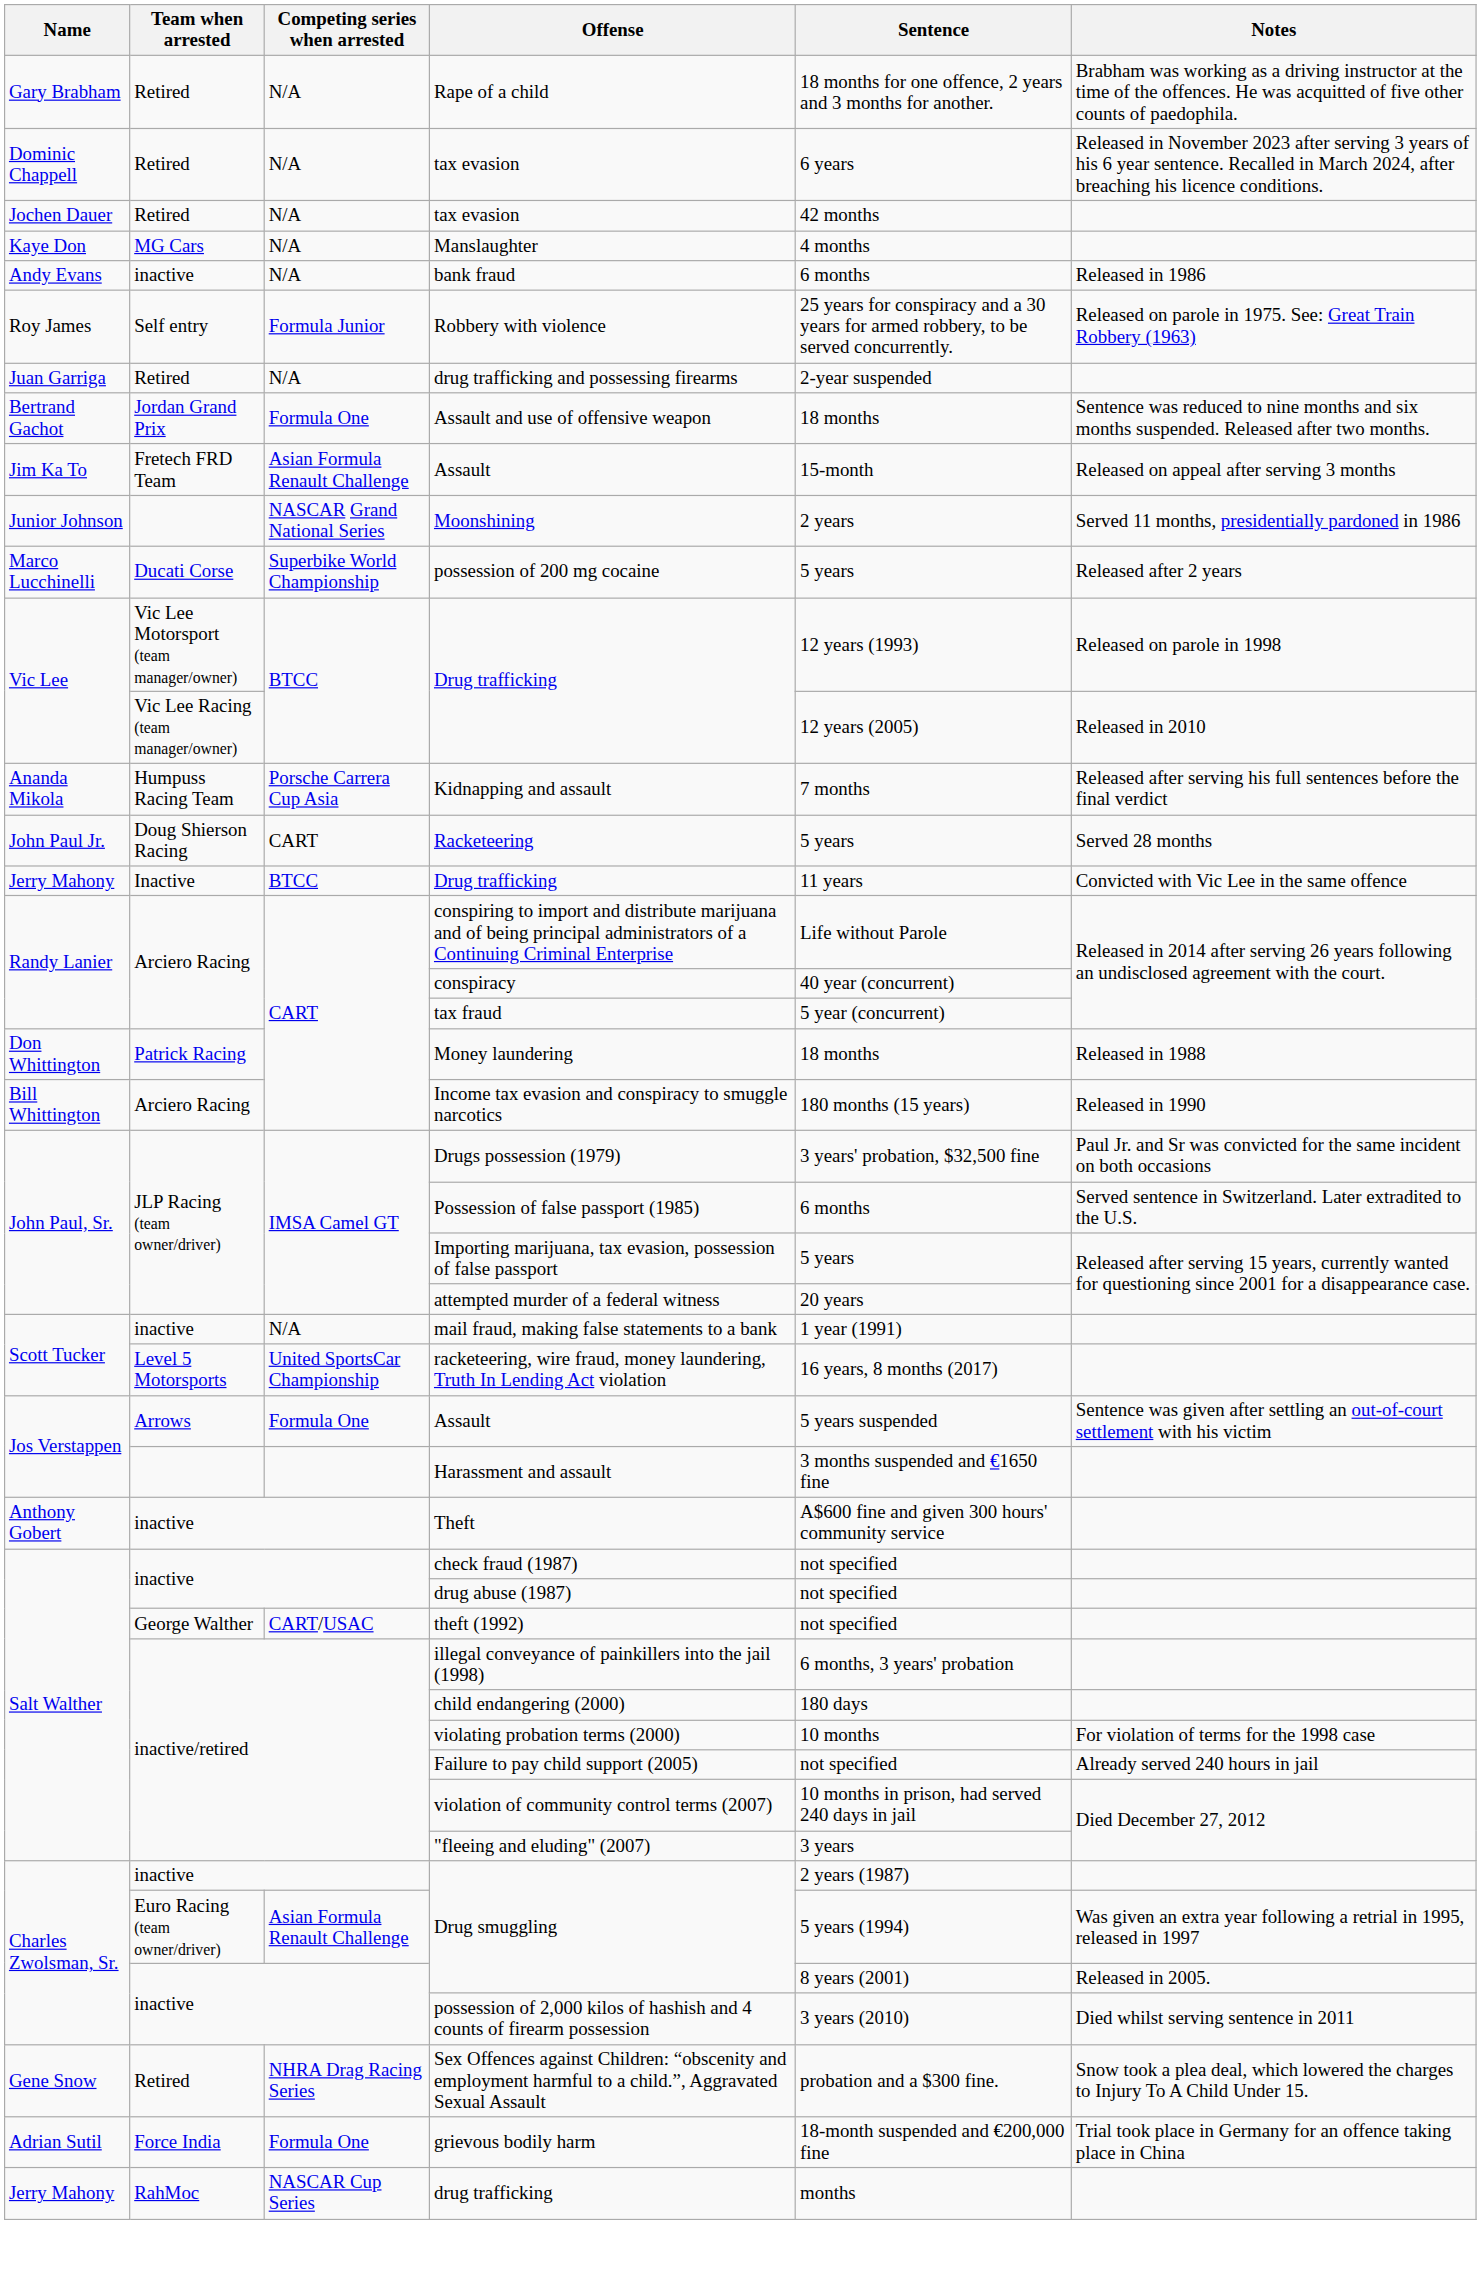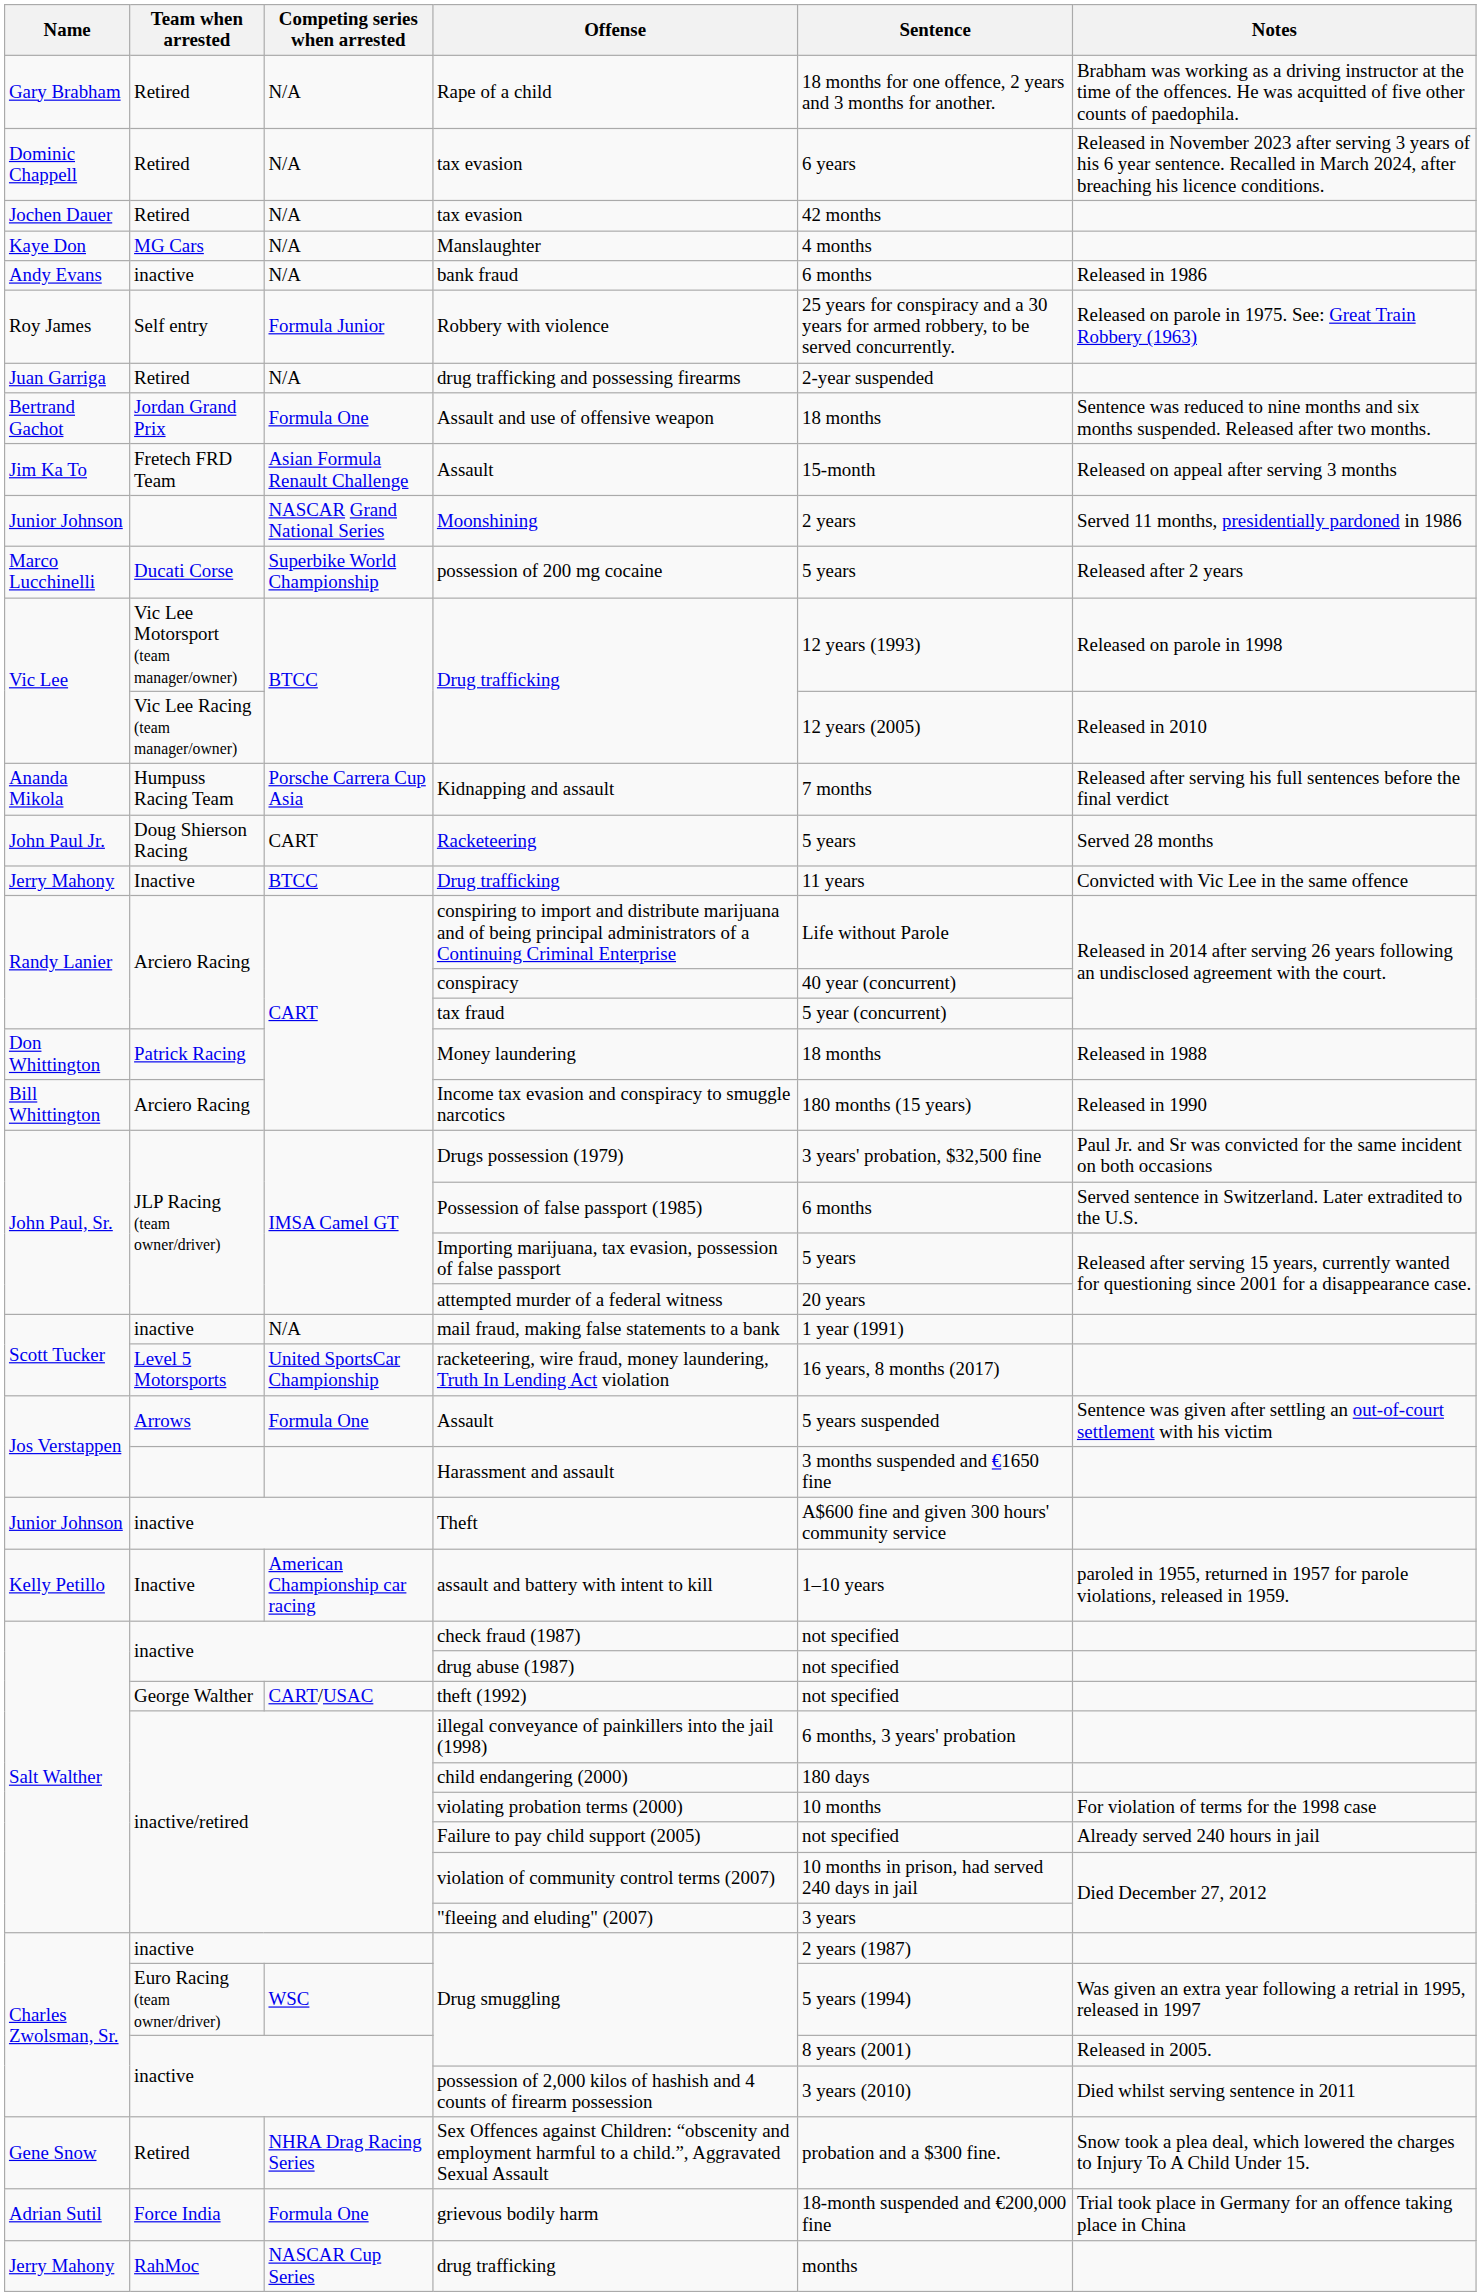(42, 1523) Anthony Gobert -> (66, 1523) Junior Johnson
+ row: (164, 1584)
(339, 1926) Asian Formula Renault Challenge -> (289, 1999) WSC
